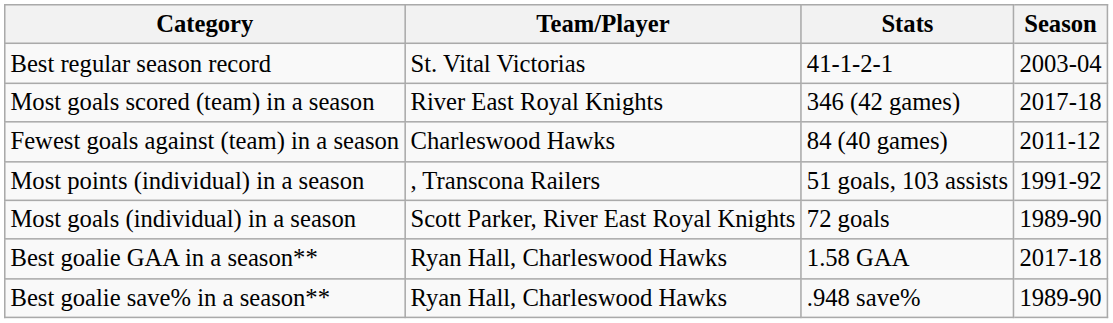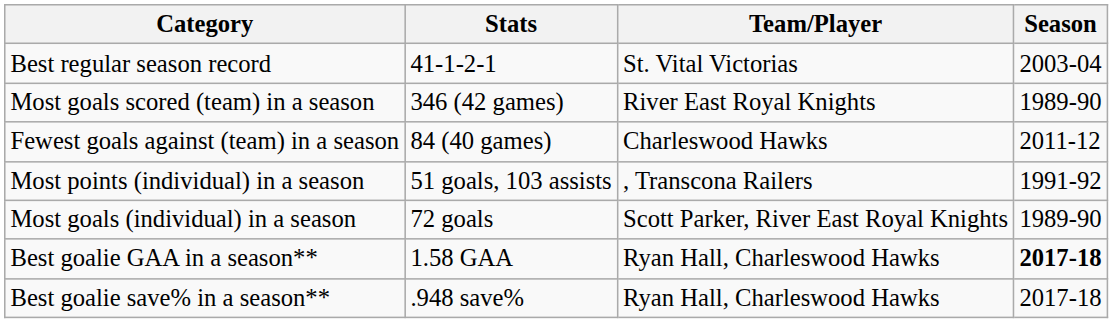columns swapped: (603, 24) <-> (907, 24)
(1060, 102) 2017-18 -> (1060, 102) 1989-90
(1060, 258) normal -> (1060, 258) bold
(1060, 297) 1989-90 -> (1060, 297) 2017-18
